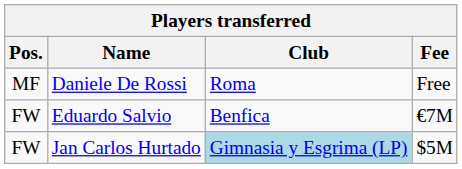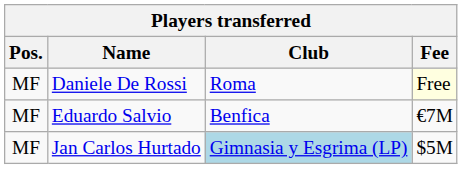(434, 84) no background -> (434, 84) lightyellow background
(26, 116) FW -> (26, 116) MF
(26, 147) FW -> (26, 147) MF
